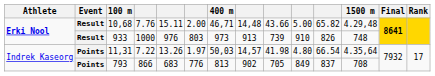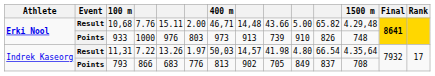(91, 37) Result -> (91, 37) Points
(91, 51) Points -> (91, 51) Result
